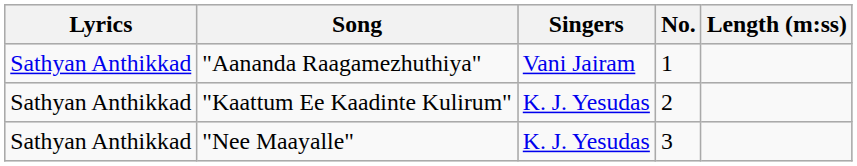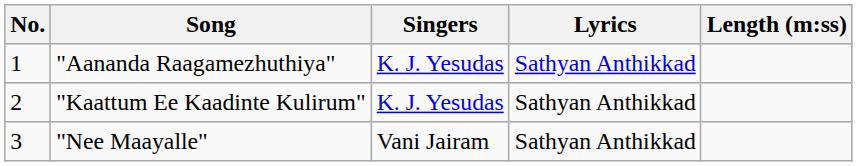columns swapped: (678, 24) <-> (101, 24)
(579, 63) Vani Jairam -> (440, 63) K. J. Yesudas
(586, 141) K. J. Yesudas -> (433, 141) Vani Jairam
